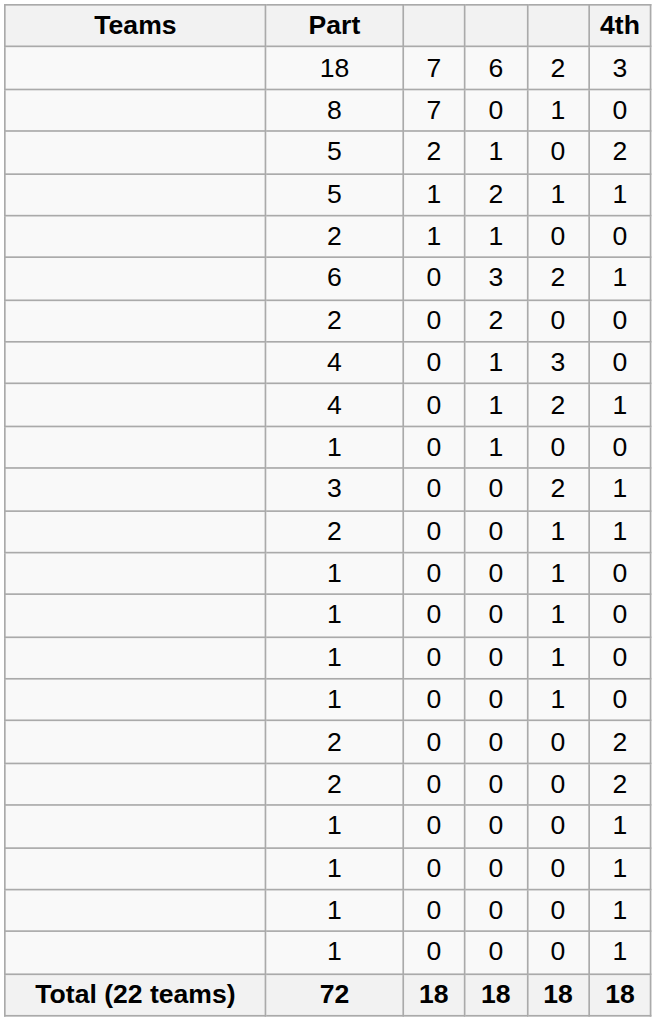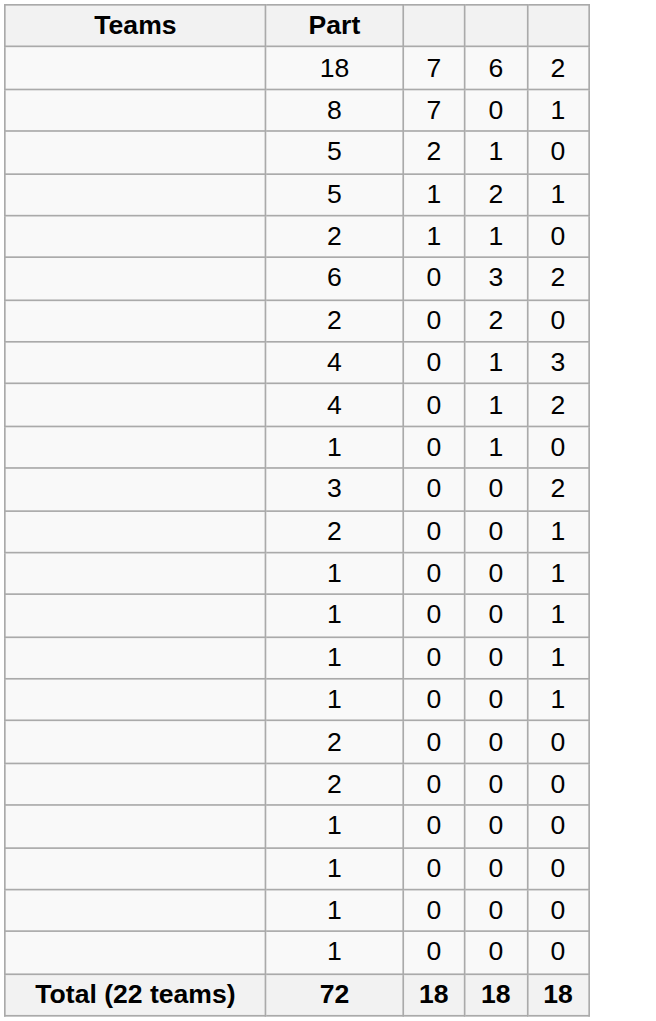- column: (620, 25)
